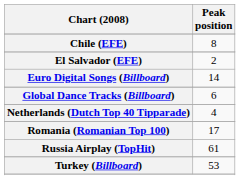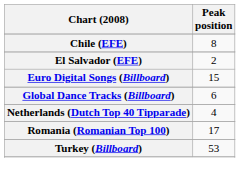(214, 78) 14 -> (214, 78) 15
- row: (98, 148)
